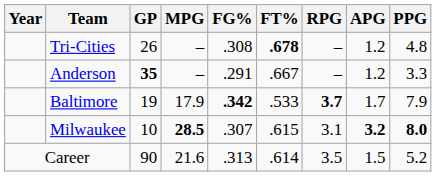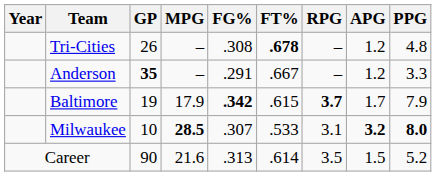(284, 102) .533 -> (284, 102) .615
(284, 129) .615 -> (284, 129) .533
